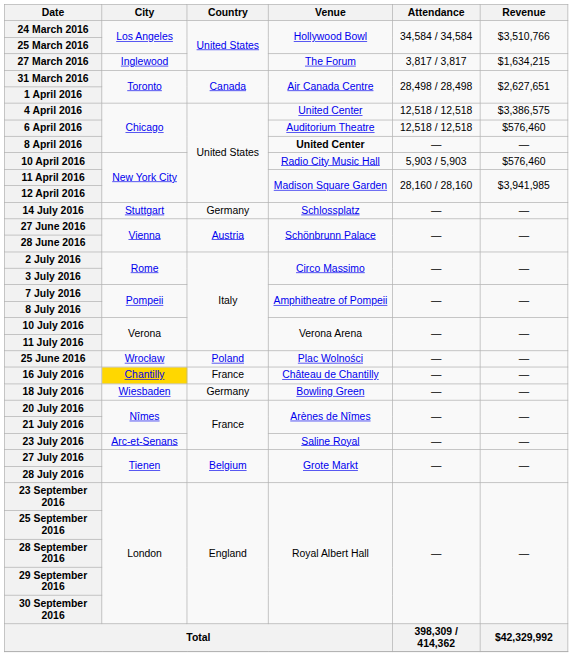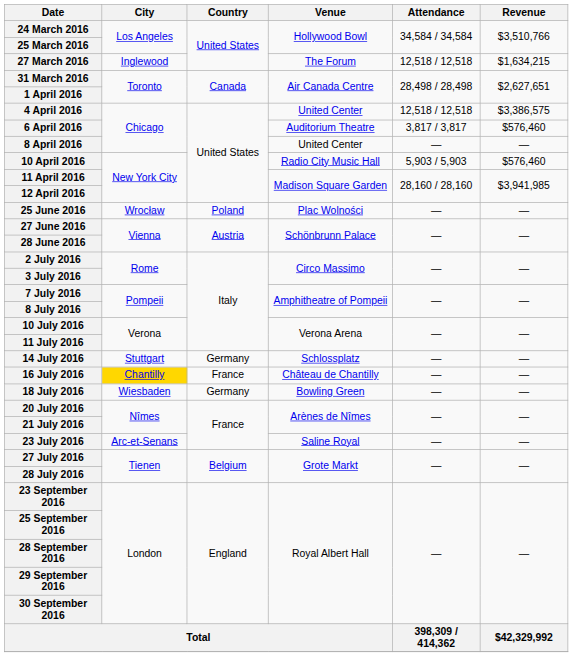(436, 62) 3,817 / 3,817 -> (436, 62) 12,518 / 12,518
(436, 128) 12,518 / 12,518 -> (436, 128) 3,817 / 3,817
(330, 144) bold -> (330, 144) normal
rows swapped: (53, 359) <-> (53, 210)
